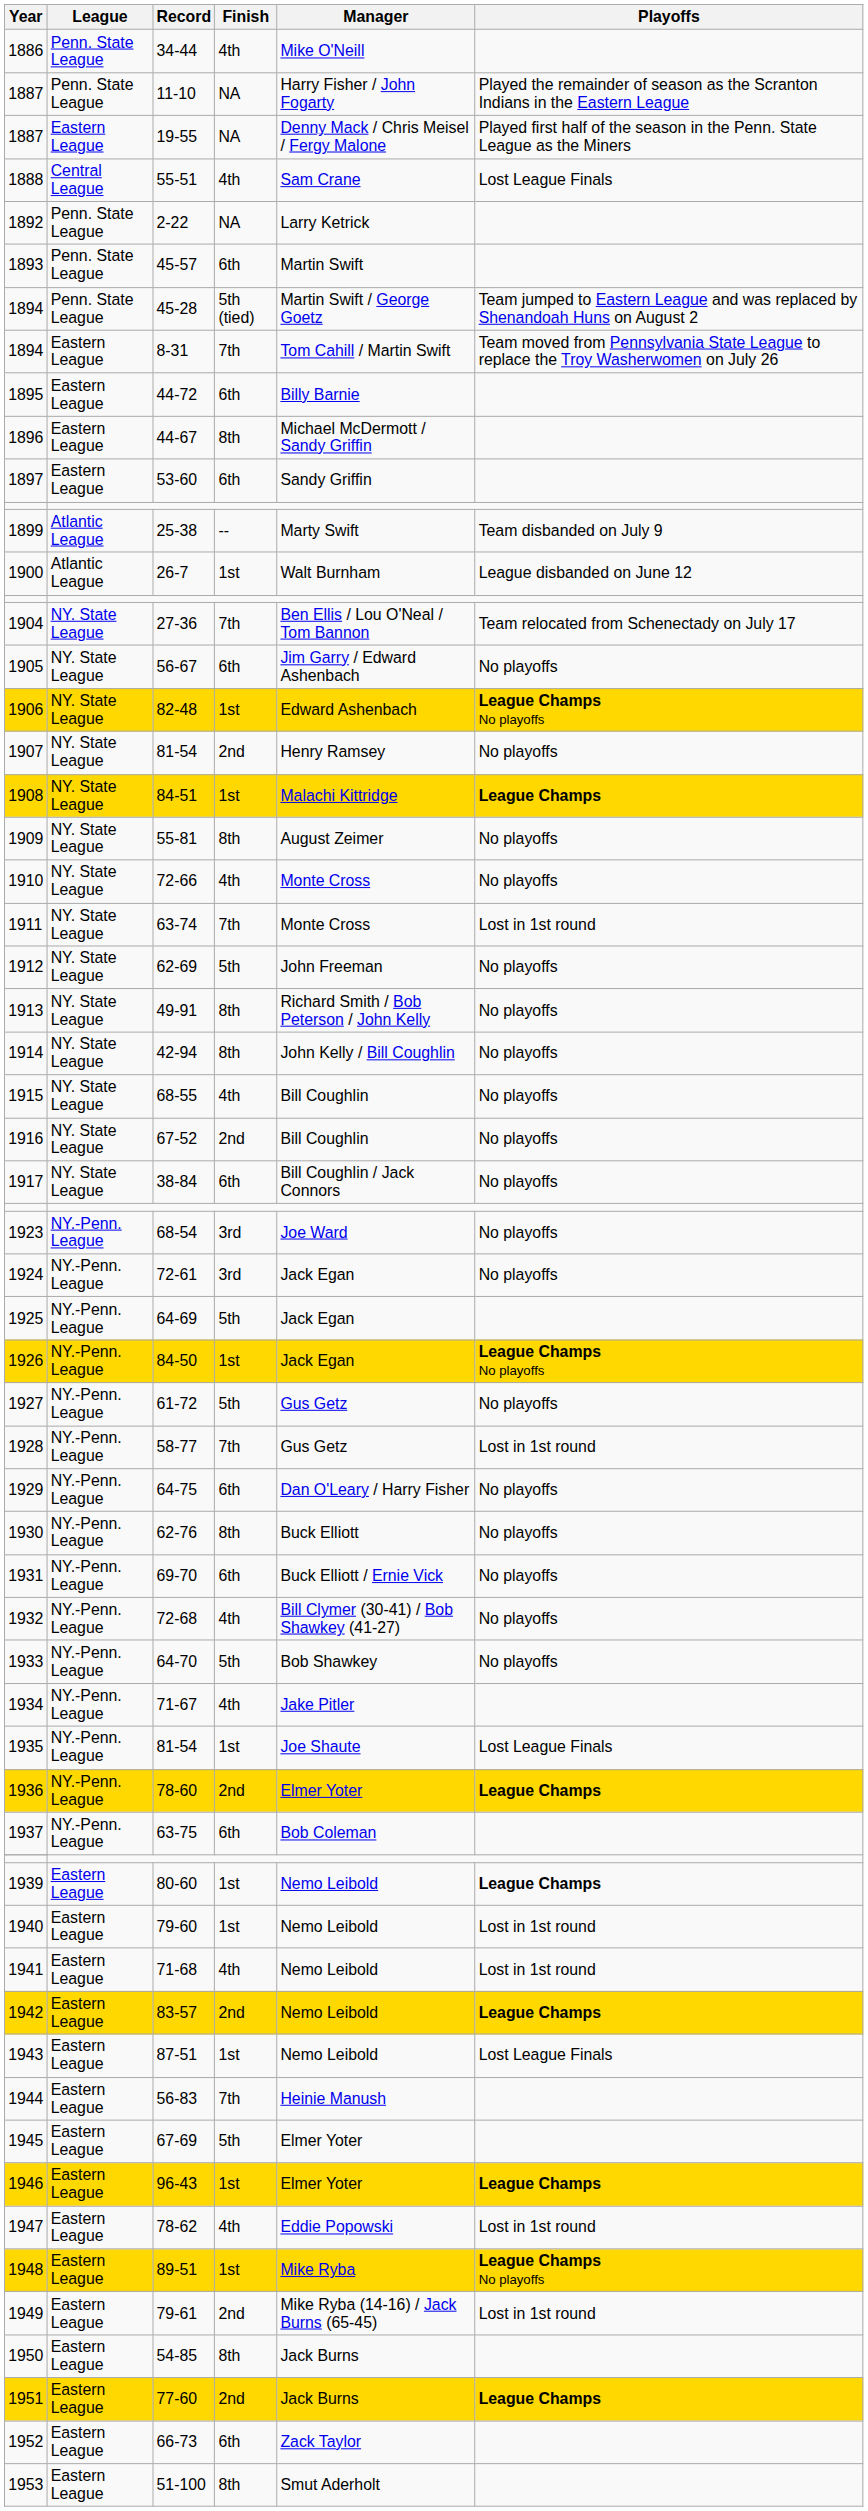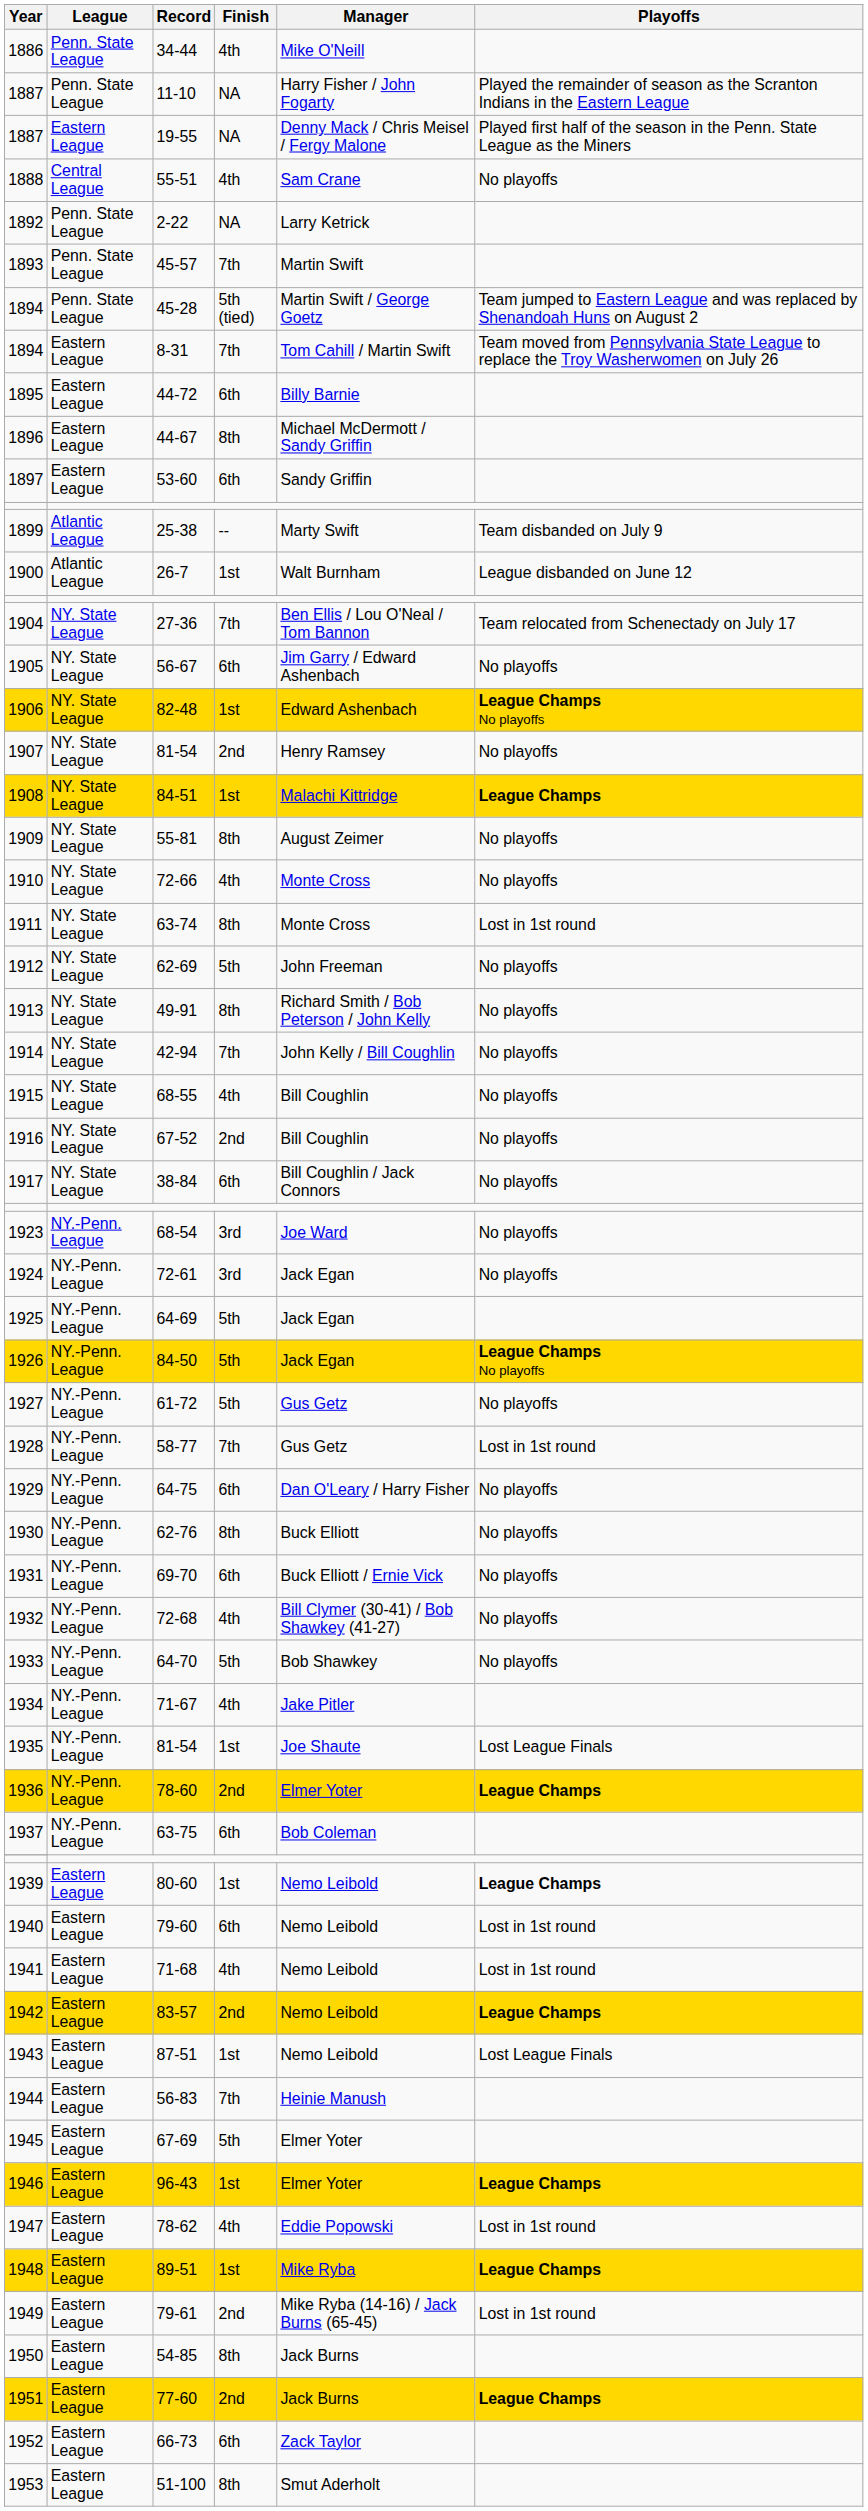(546, 179) Lost League Finals -> (518, 179) No playoffs
(229, 265) 6th -> (229, 265) 7th
(229, 924) 7th -> (229, 924) 8th
(229, 1053) 8th -> (229, 1053) 7th
(229, 1361) 1st -> (229, 1361) 5th
(229, 1926) 1st -> (229, 1926) 6th
(540, 2270) League Champs No playoffs -> (540, 2270) League Champs
